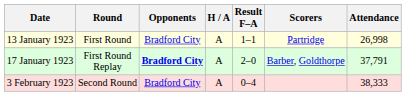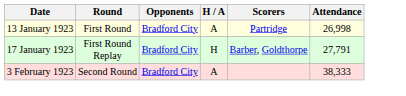- column: (248, 18)
(172, 61) bold -> (170, 50) normal
(219, 61) A -> (214, 50) H
(374, 61) 37,791 -> (337, 50) 27,791
